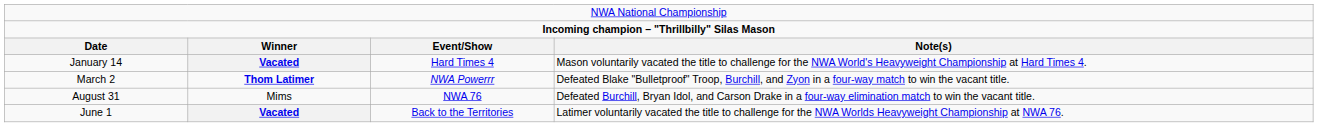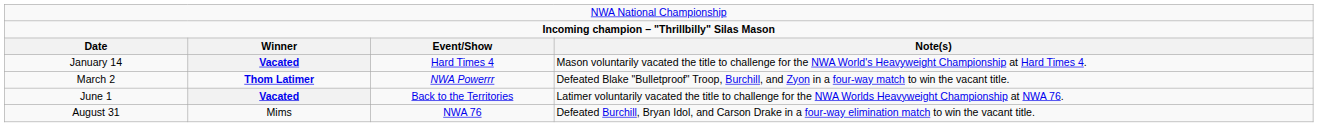rows swapped: (96, 113) <-> (96, 96)
